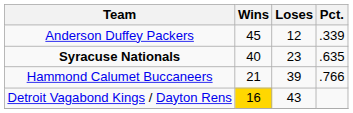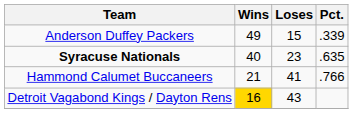(253, 35) 45 -> (253, 35) 49
(294, 35) 12 -> (294, 35) 15
(294, 77) 39 -> (294, 77) 41
